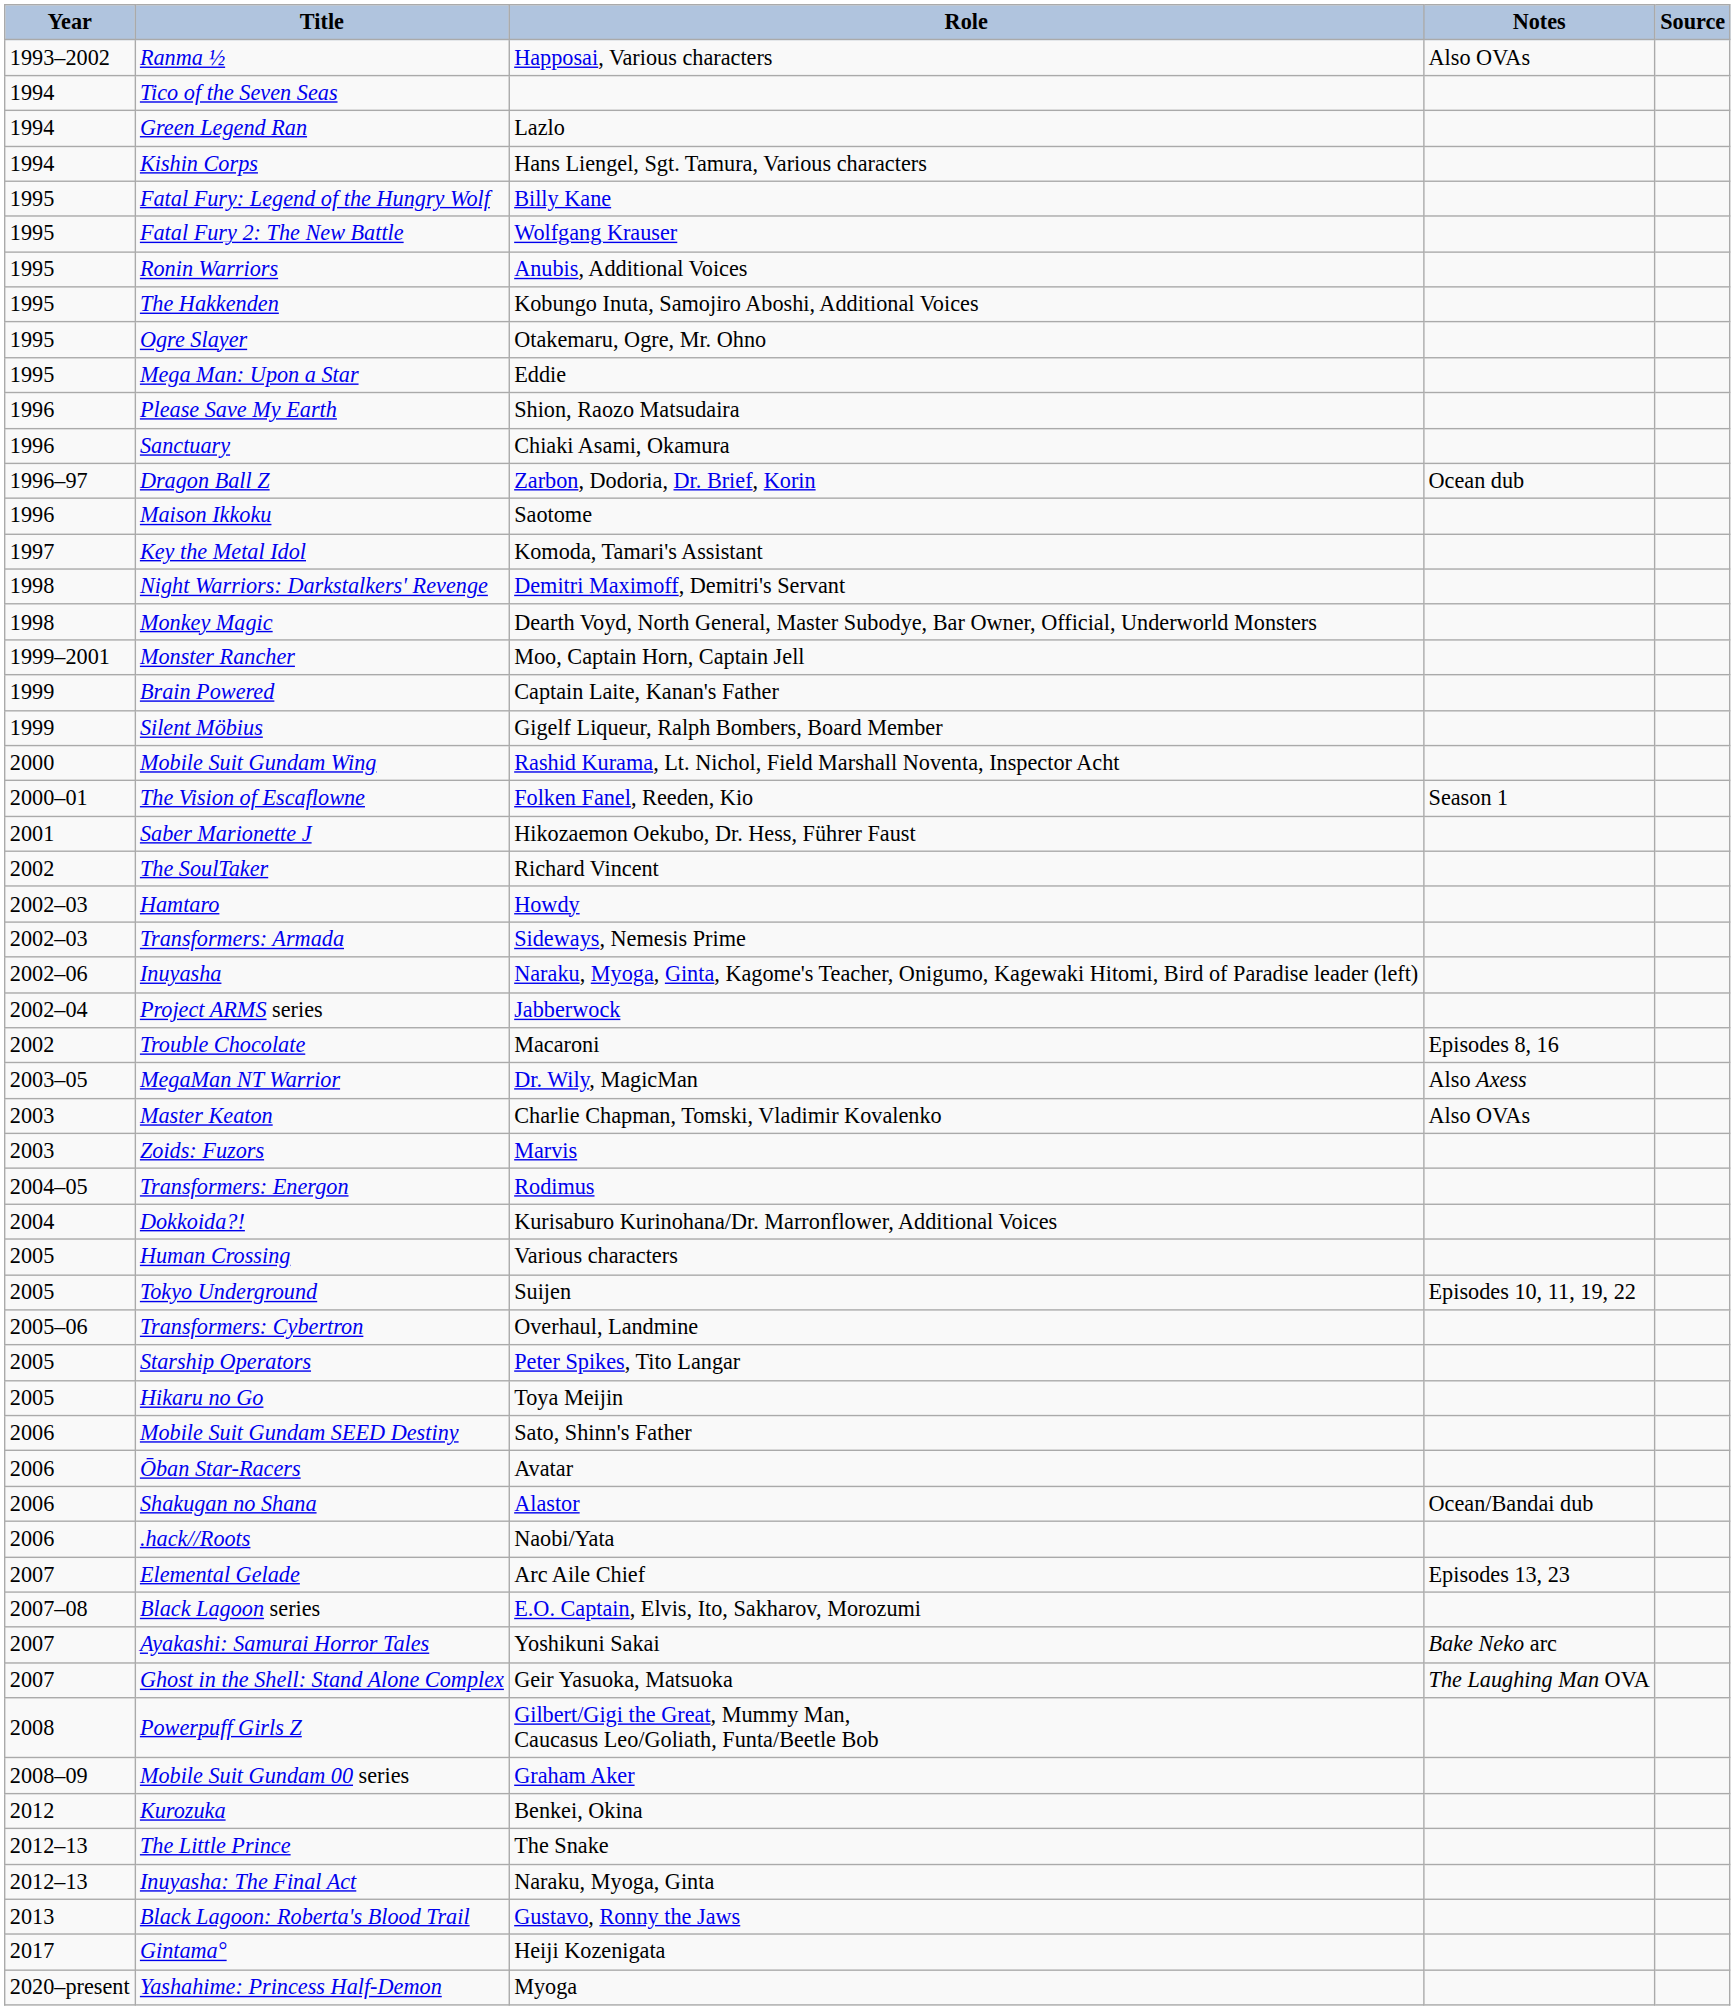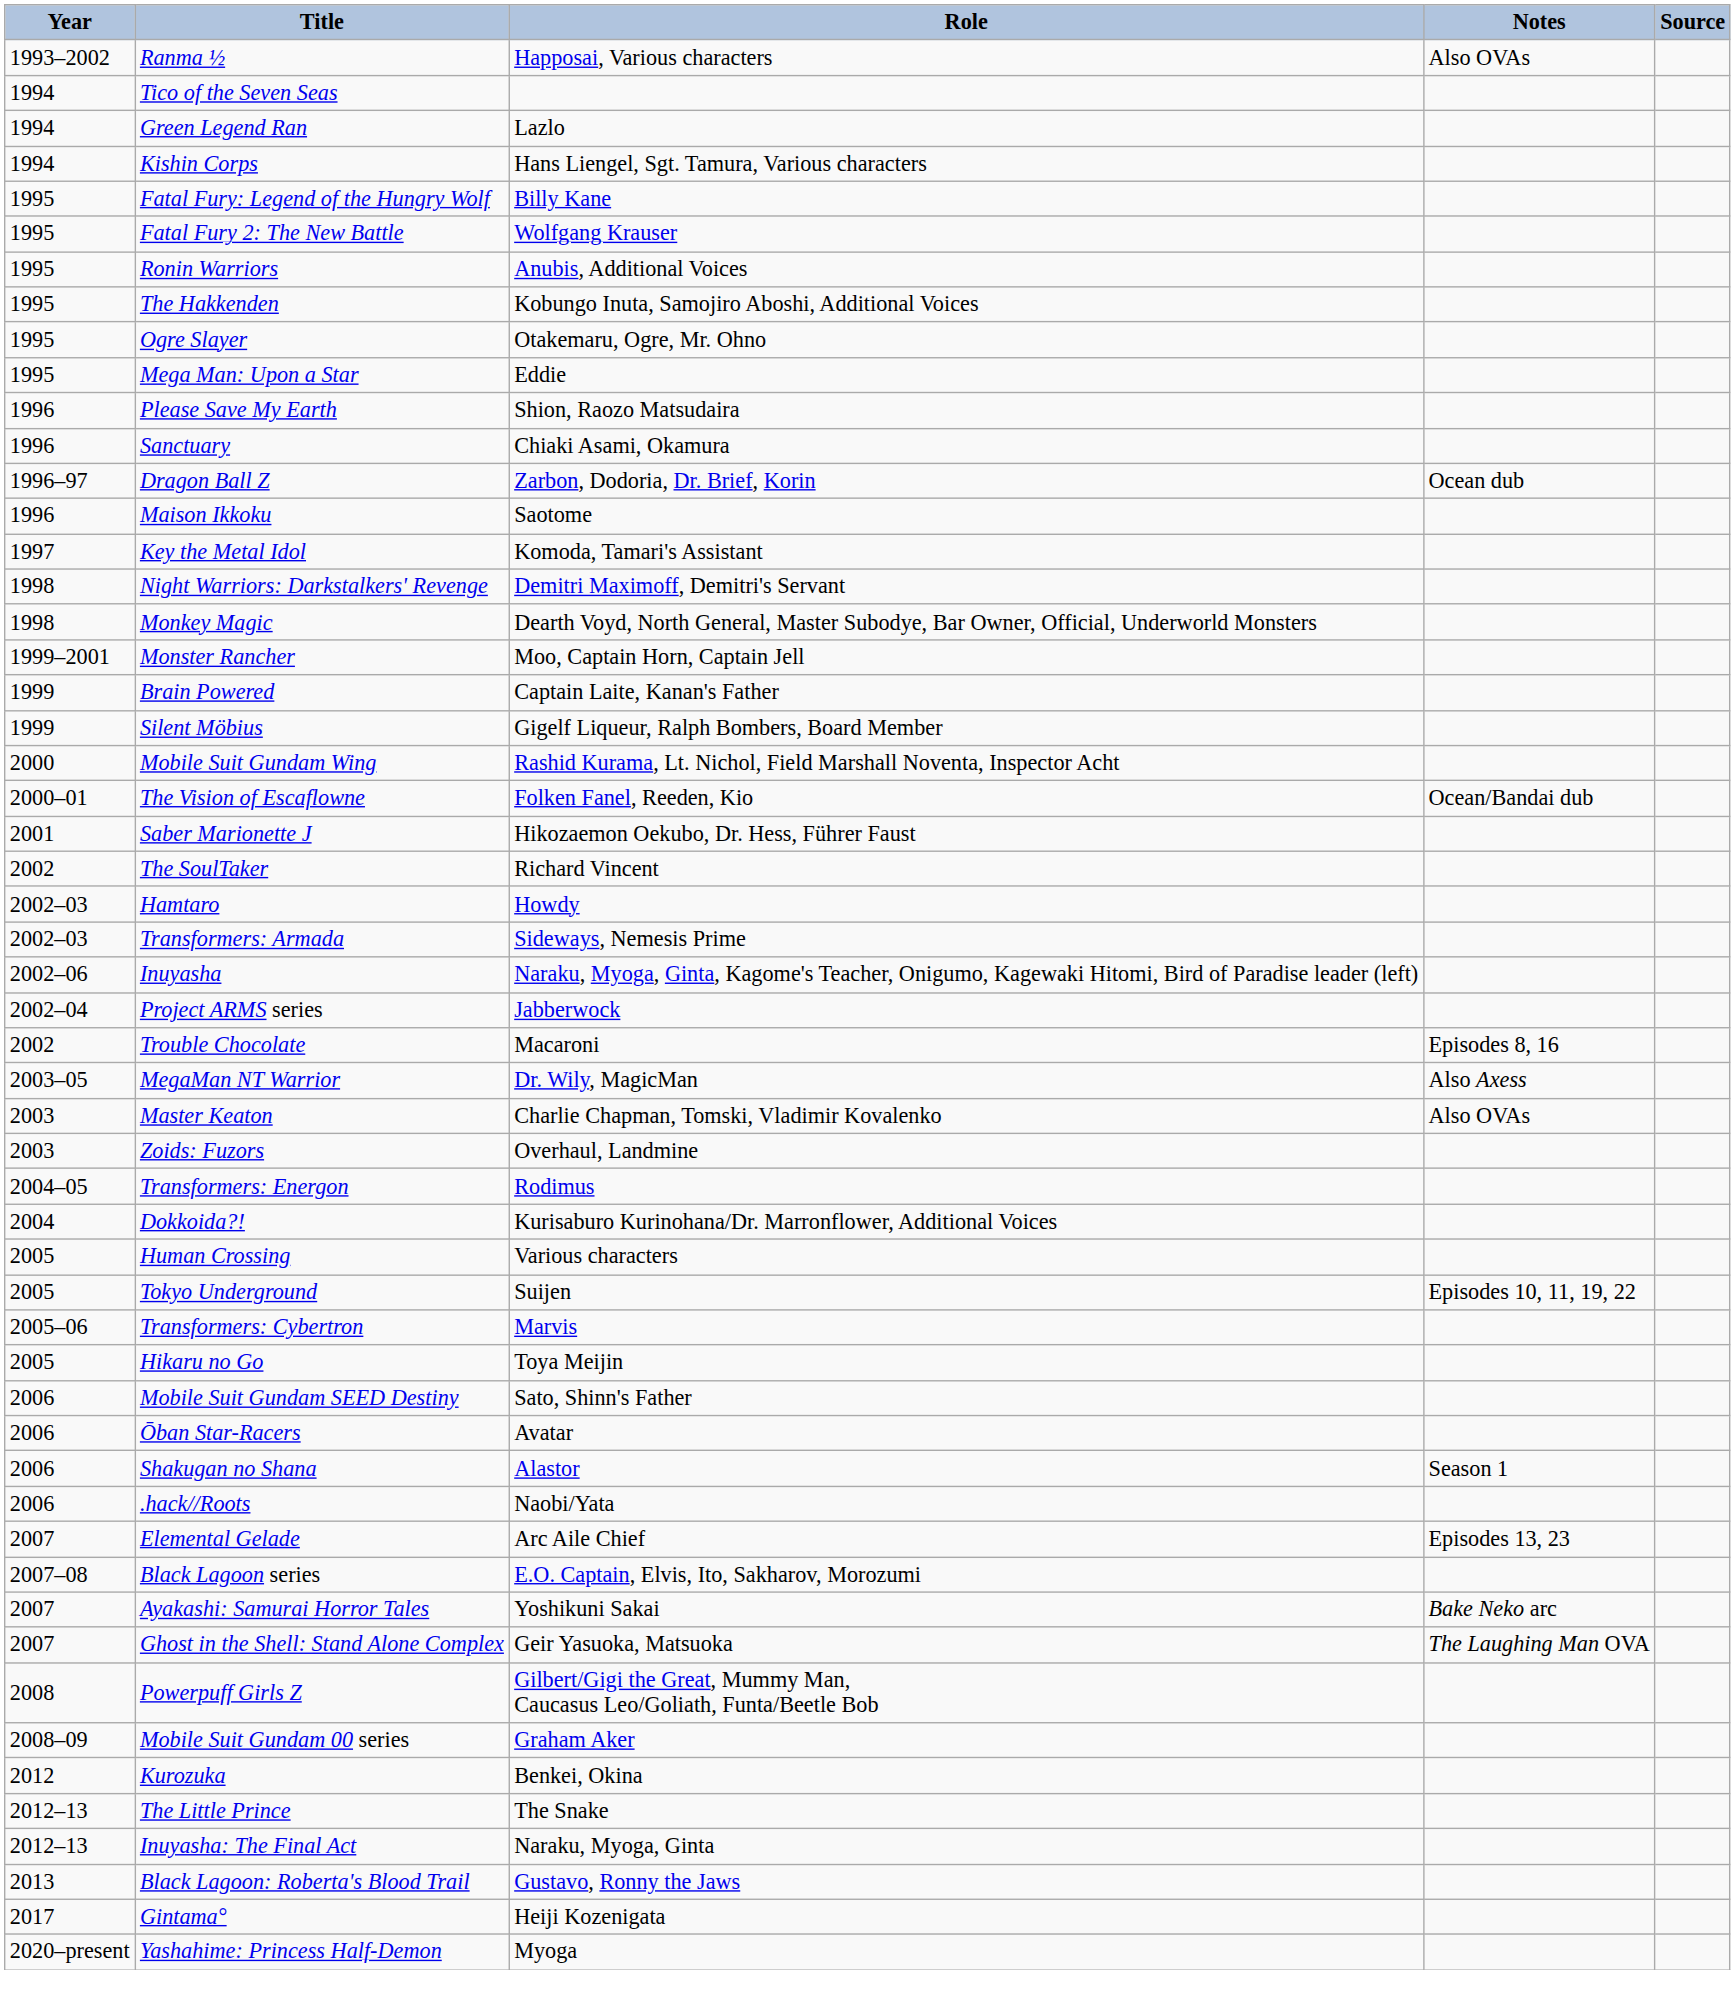(1468, 798) Season 1 -> (1511, 798) Ocean/Bandai dub
(546, 1150) Marvis -> (606, 1150) Overhaul, Landmine
(606, 1327) Overhaul, Landmine -> (546, 1327) Marvis
- row: (225, 1362)
(1511, 1503) Ocean/Bandai dub -> (1468, 1468) Season 1
